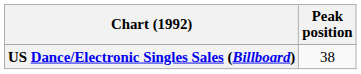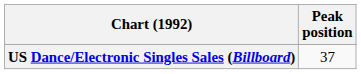(327, 56) 38 -> (327, 56) 37
